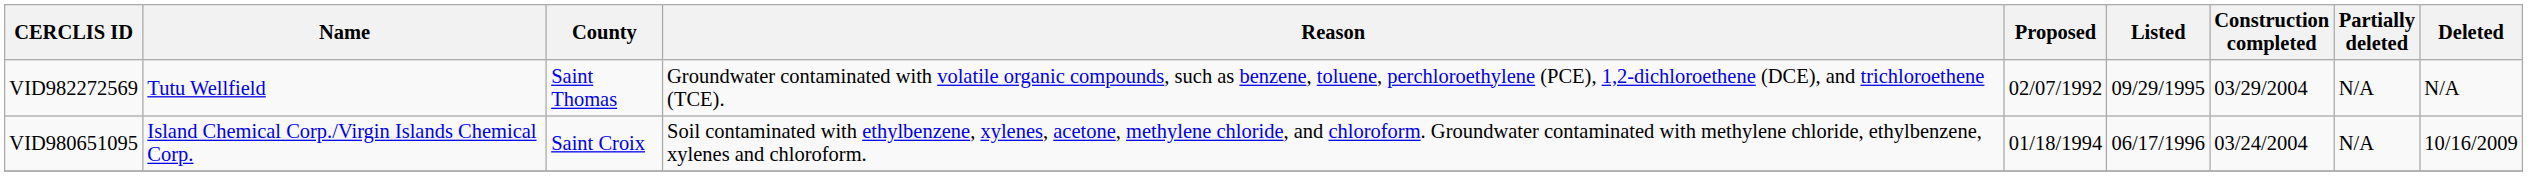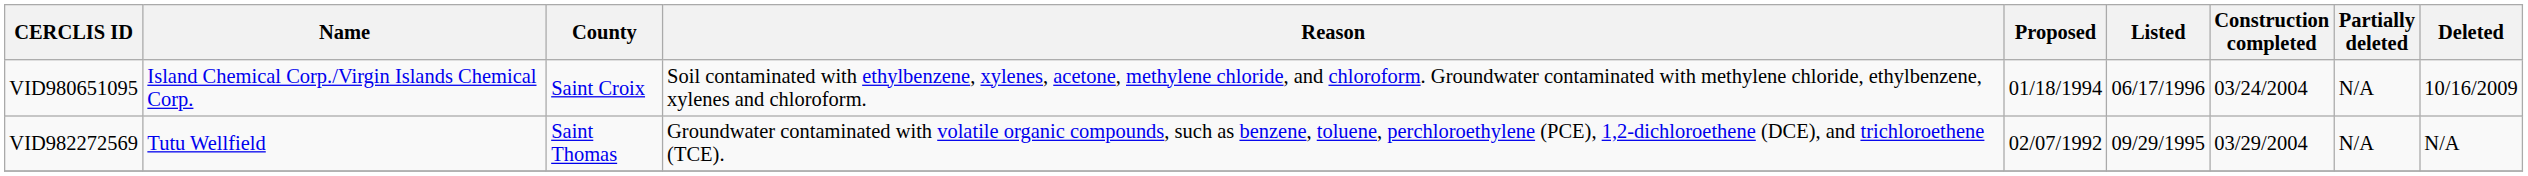rows swapped: (74, 143) <-> (74, 87)
